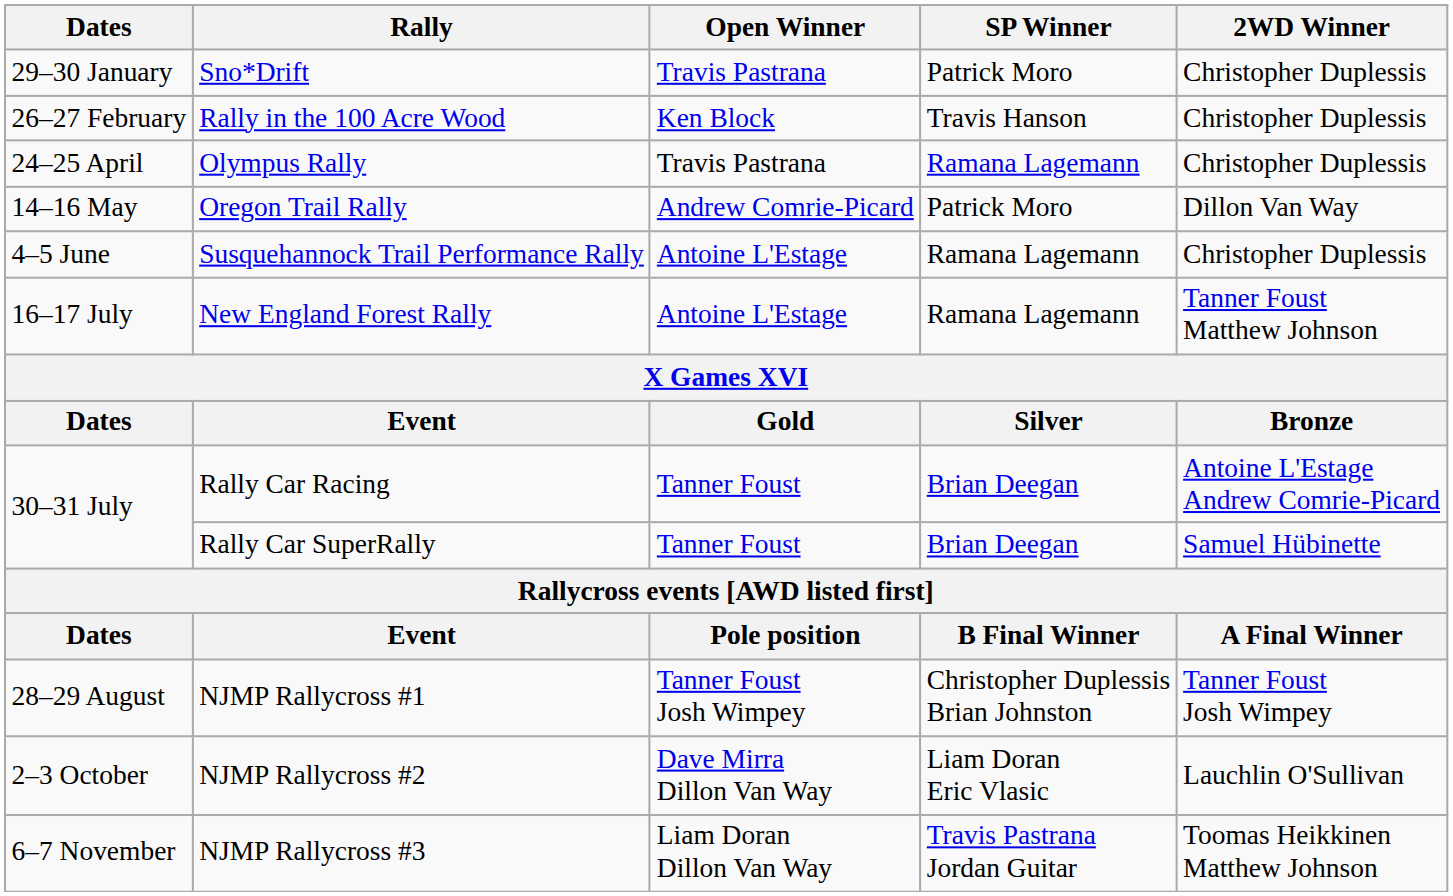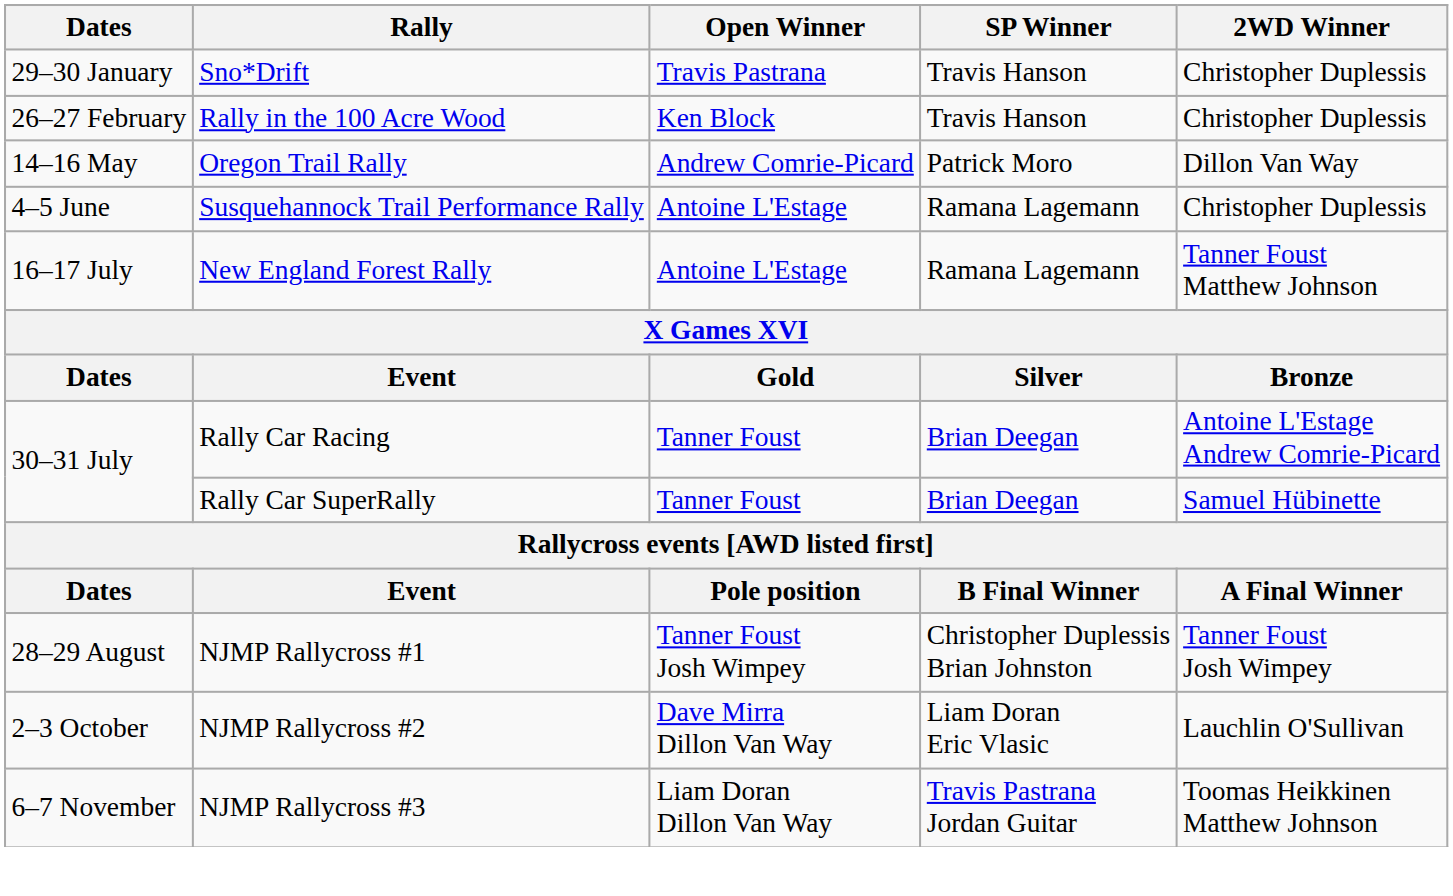(1000, 72) Patrick Moro -> (1007, 72) Travis Hanson
- row: (283, 162)
